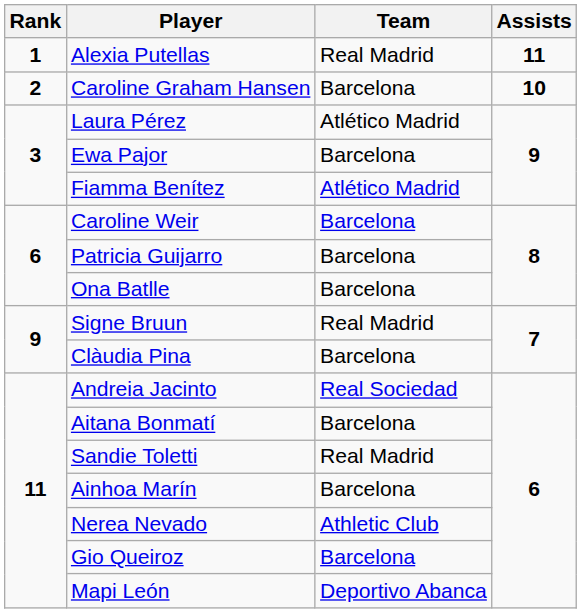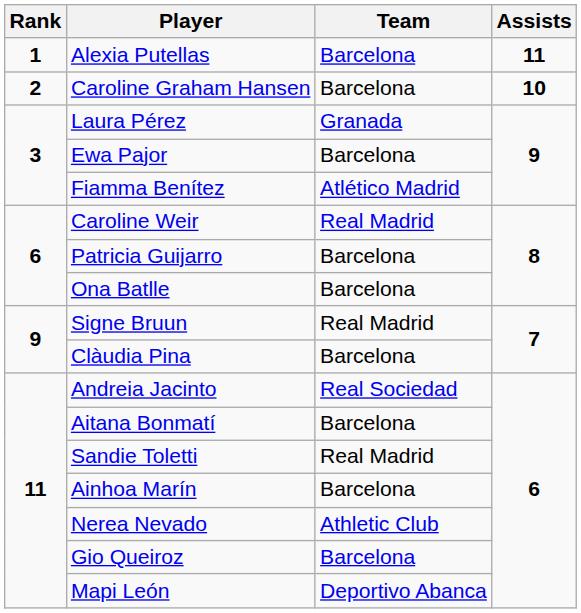(377, 54) Real Madrid -> (368, 54) Barcelona
(390, 121) Atlético Madrid -> (361, 121) Granada
(368, 222) Barcelona -> (377, 222) Real Madrid
